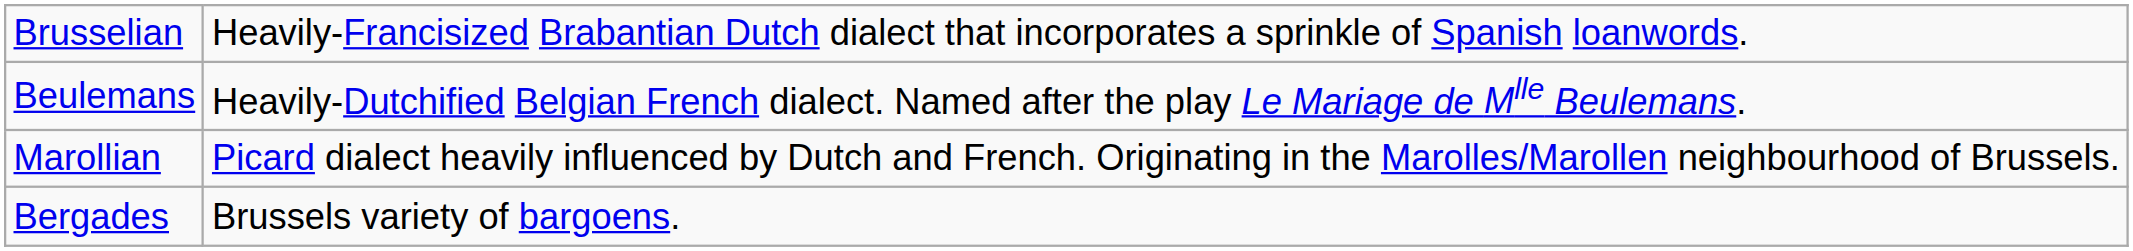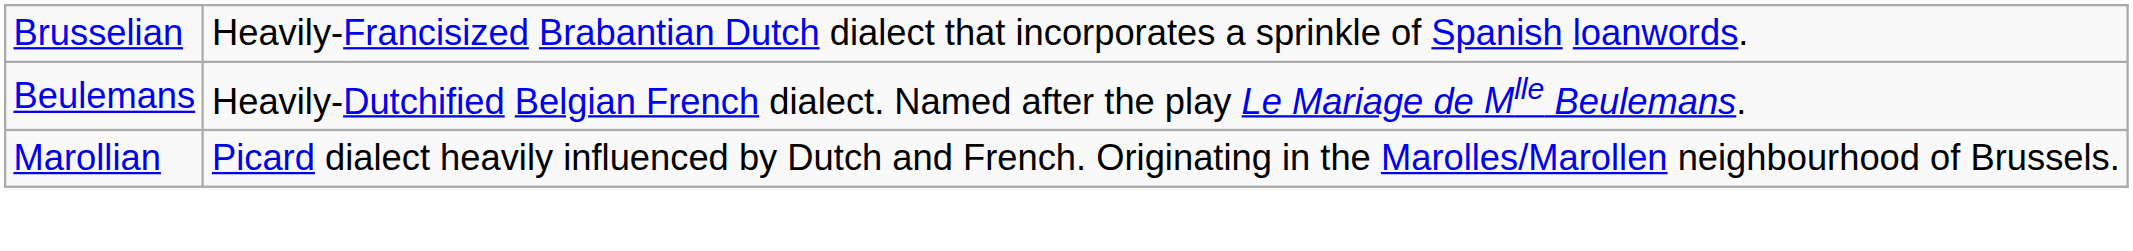- row: (91, 215)
